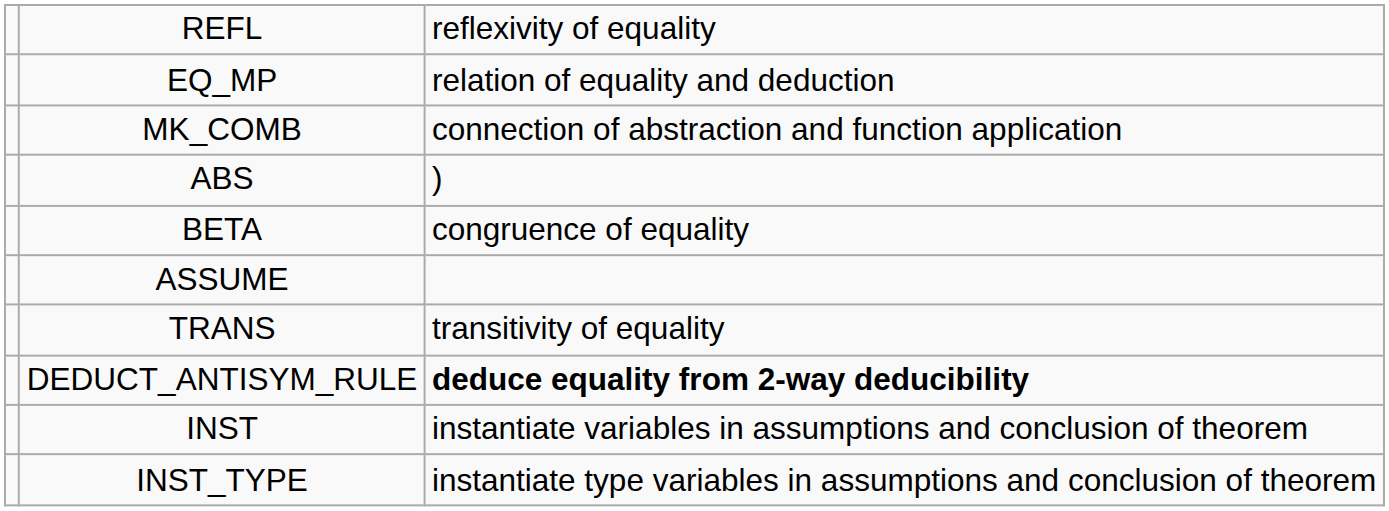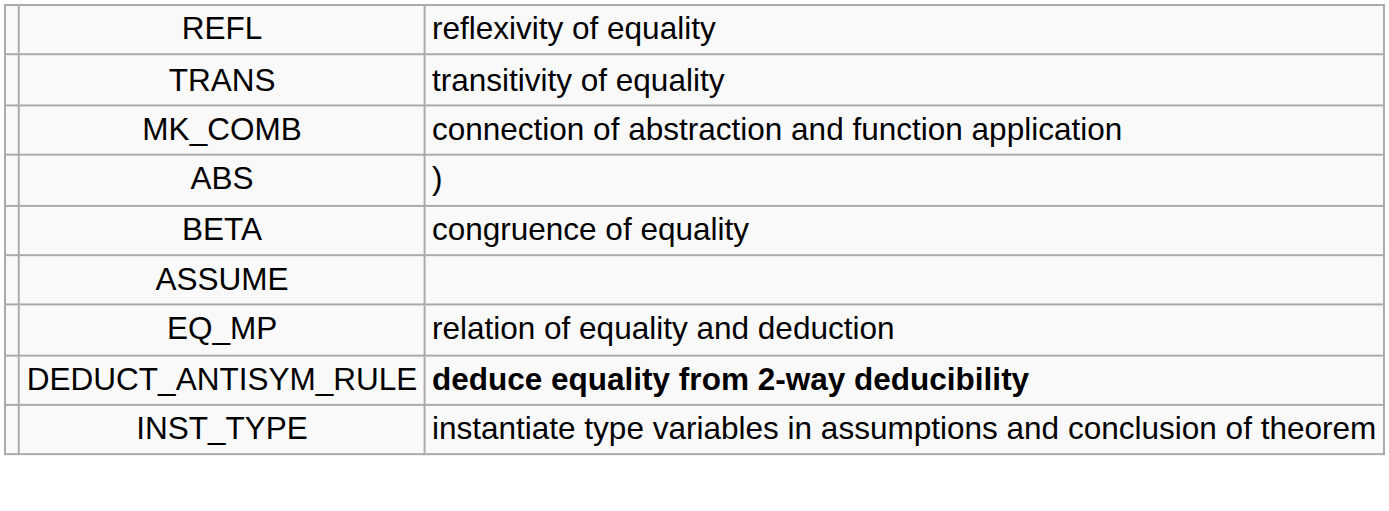rows swapped: (222, 329) <-> (222, 79)
- row: (222, 429)
